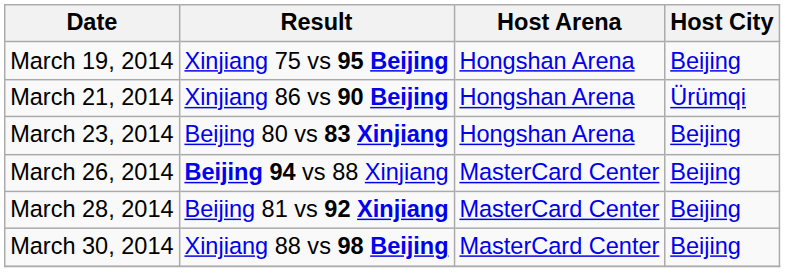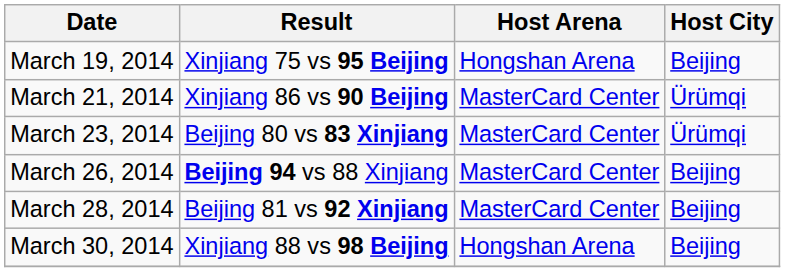(547, 97) Hongshan Arena -> (559, 97) MasterCard Center
(547, 135) Hongshan Arena -> (559, 135) MasterCard Center
(706, 135) Beijing -> (708, 135) Ürümqi
(559, 246) MasterCard Center -> (547, 246) Hongshan Arena
